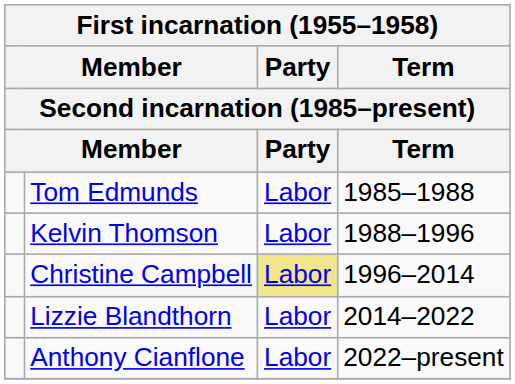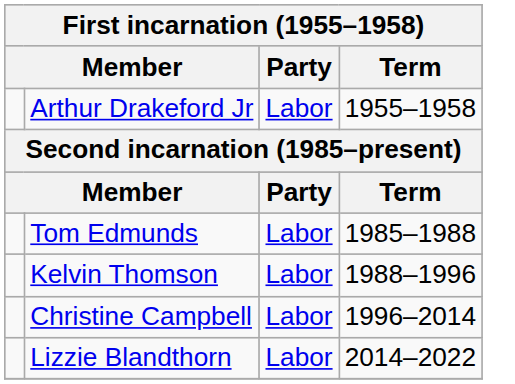+ row: (142, 108)
(298, 274) khaki background -> (299, 316) no background
- row: (137, 358)
